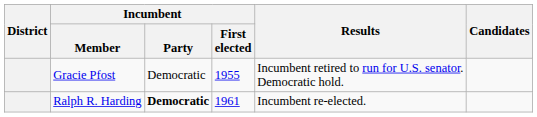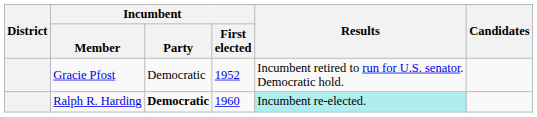(227, 75) 1955 -> (227, 75) 1952
(227, 101) 1961 -> (227, 101) 1960
(312, 101) no background -> (312, 101) paleturquoise background
